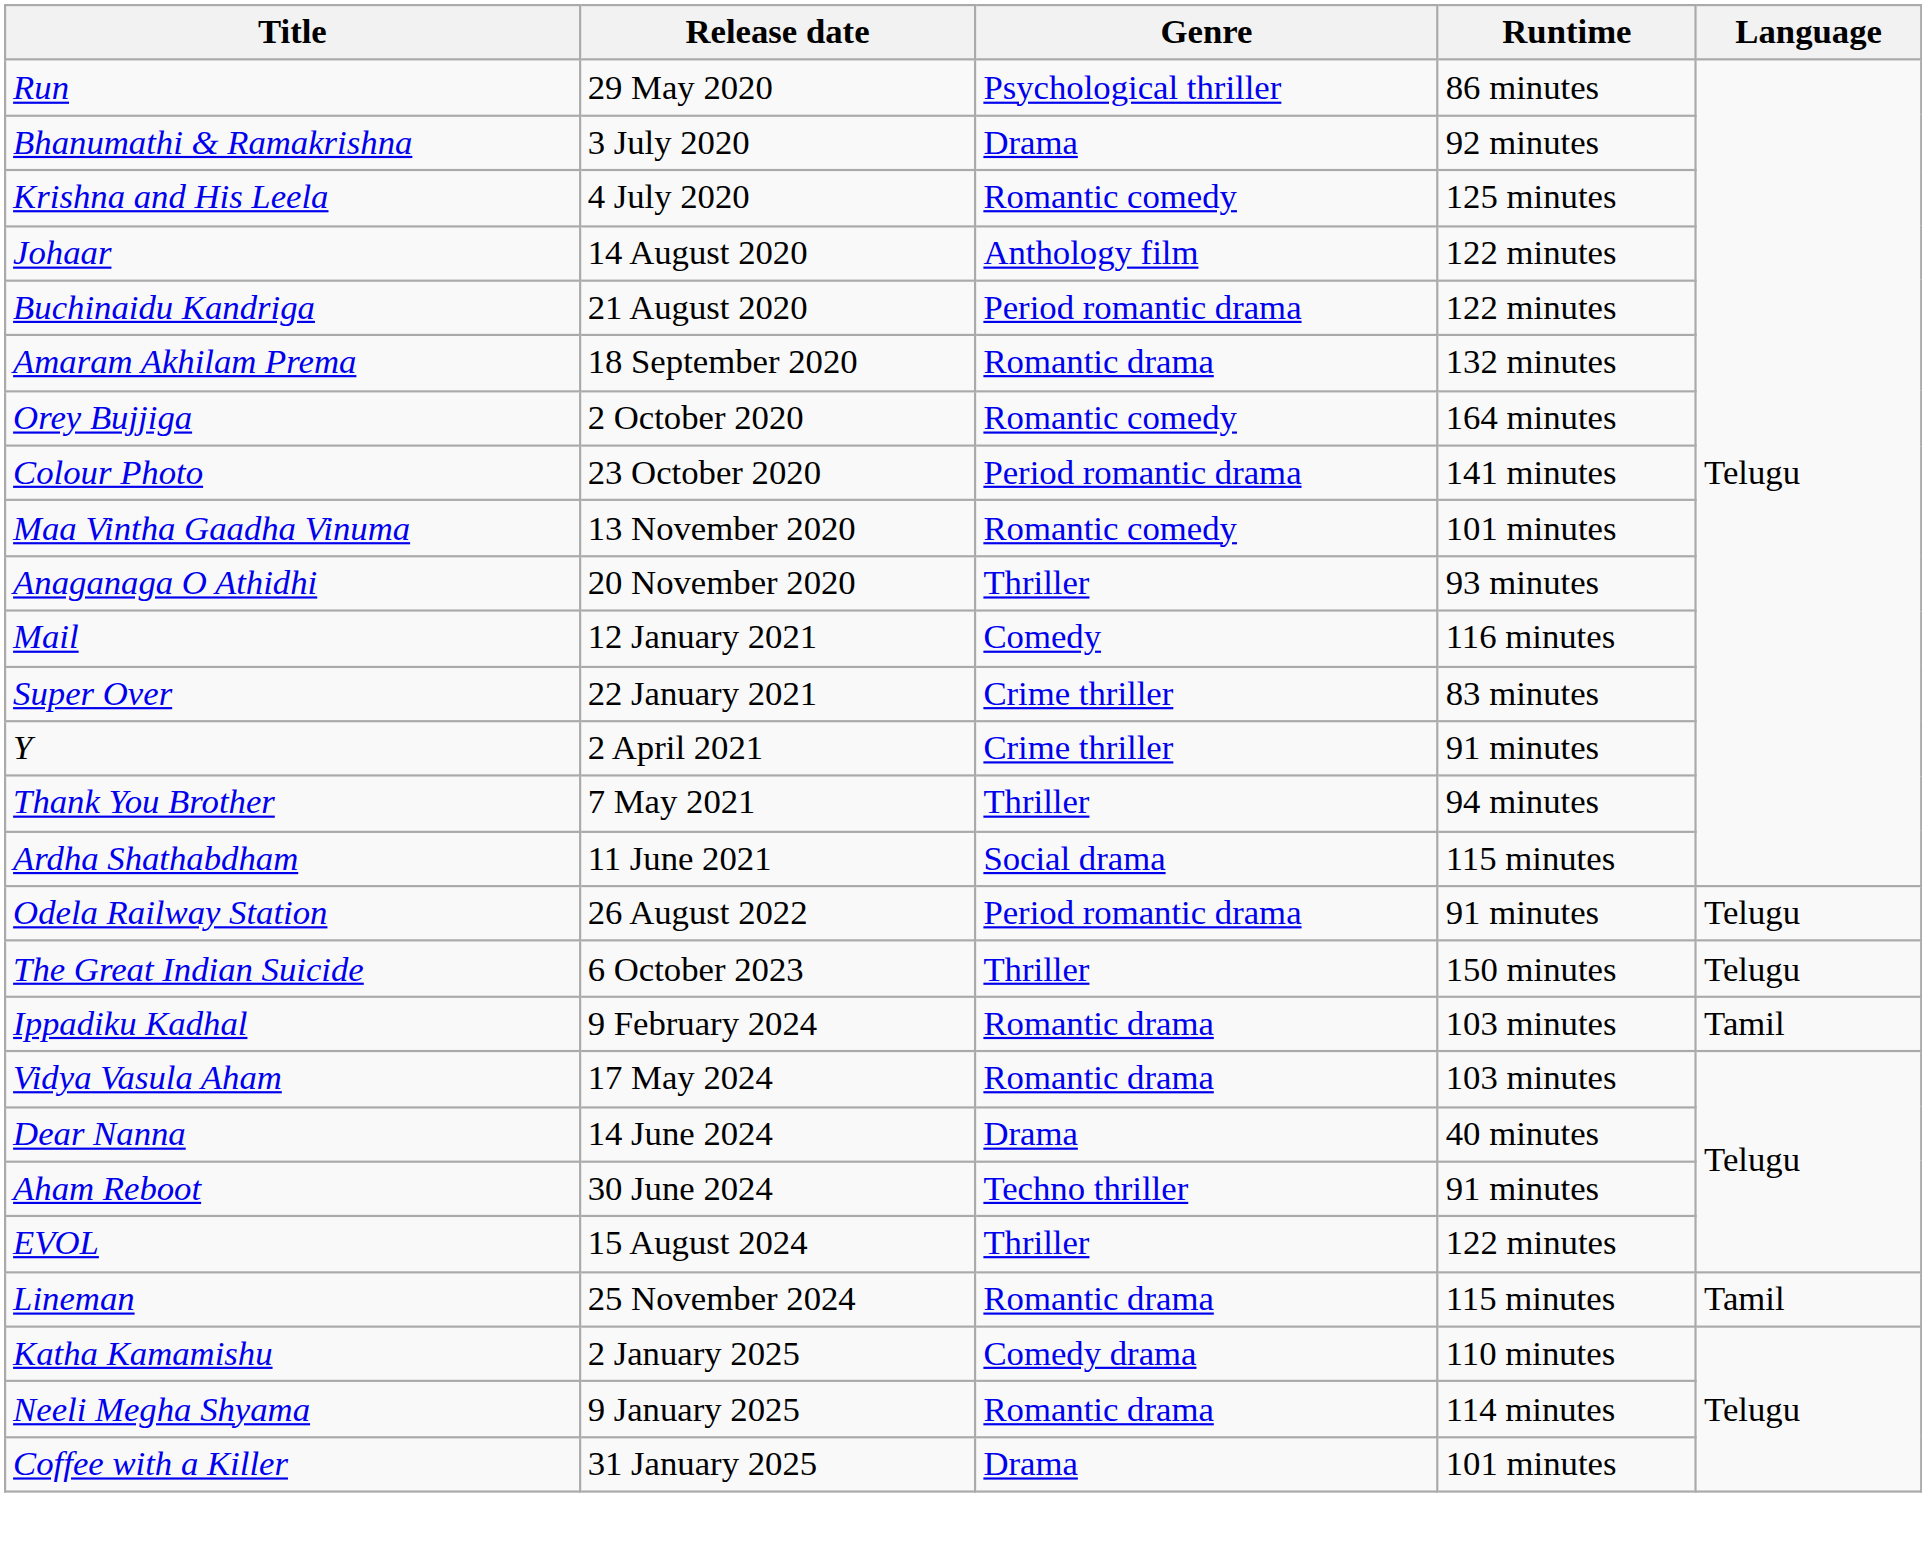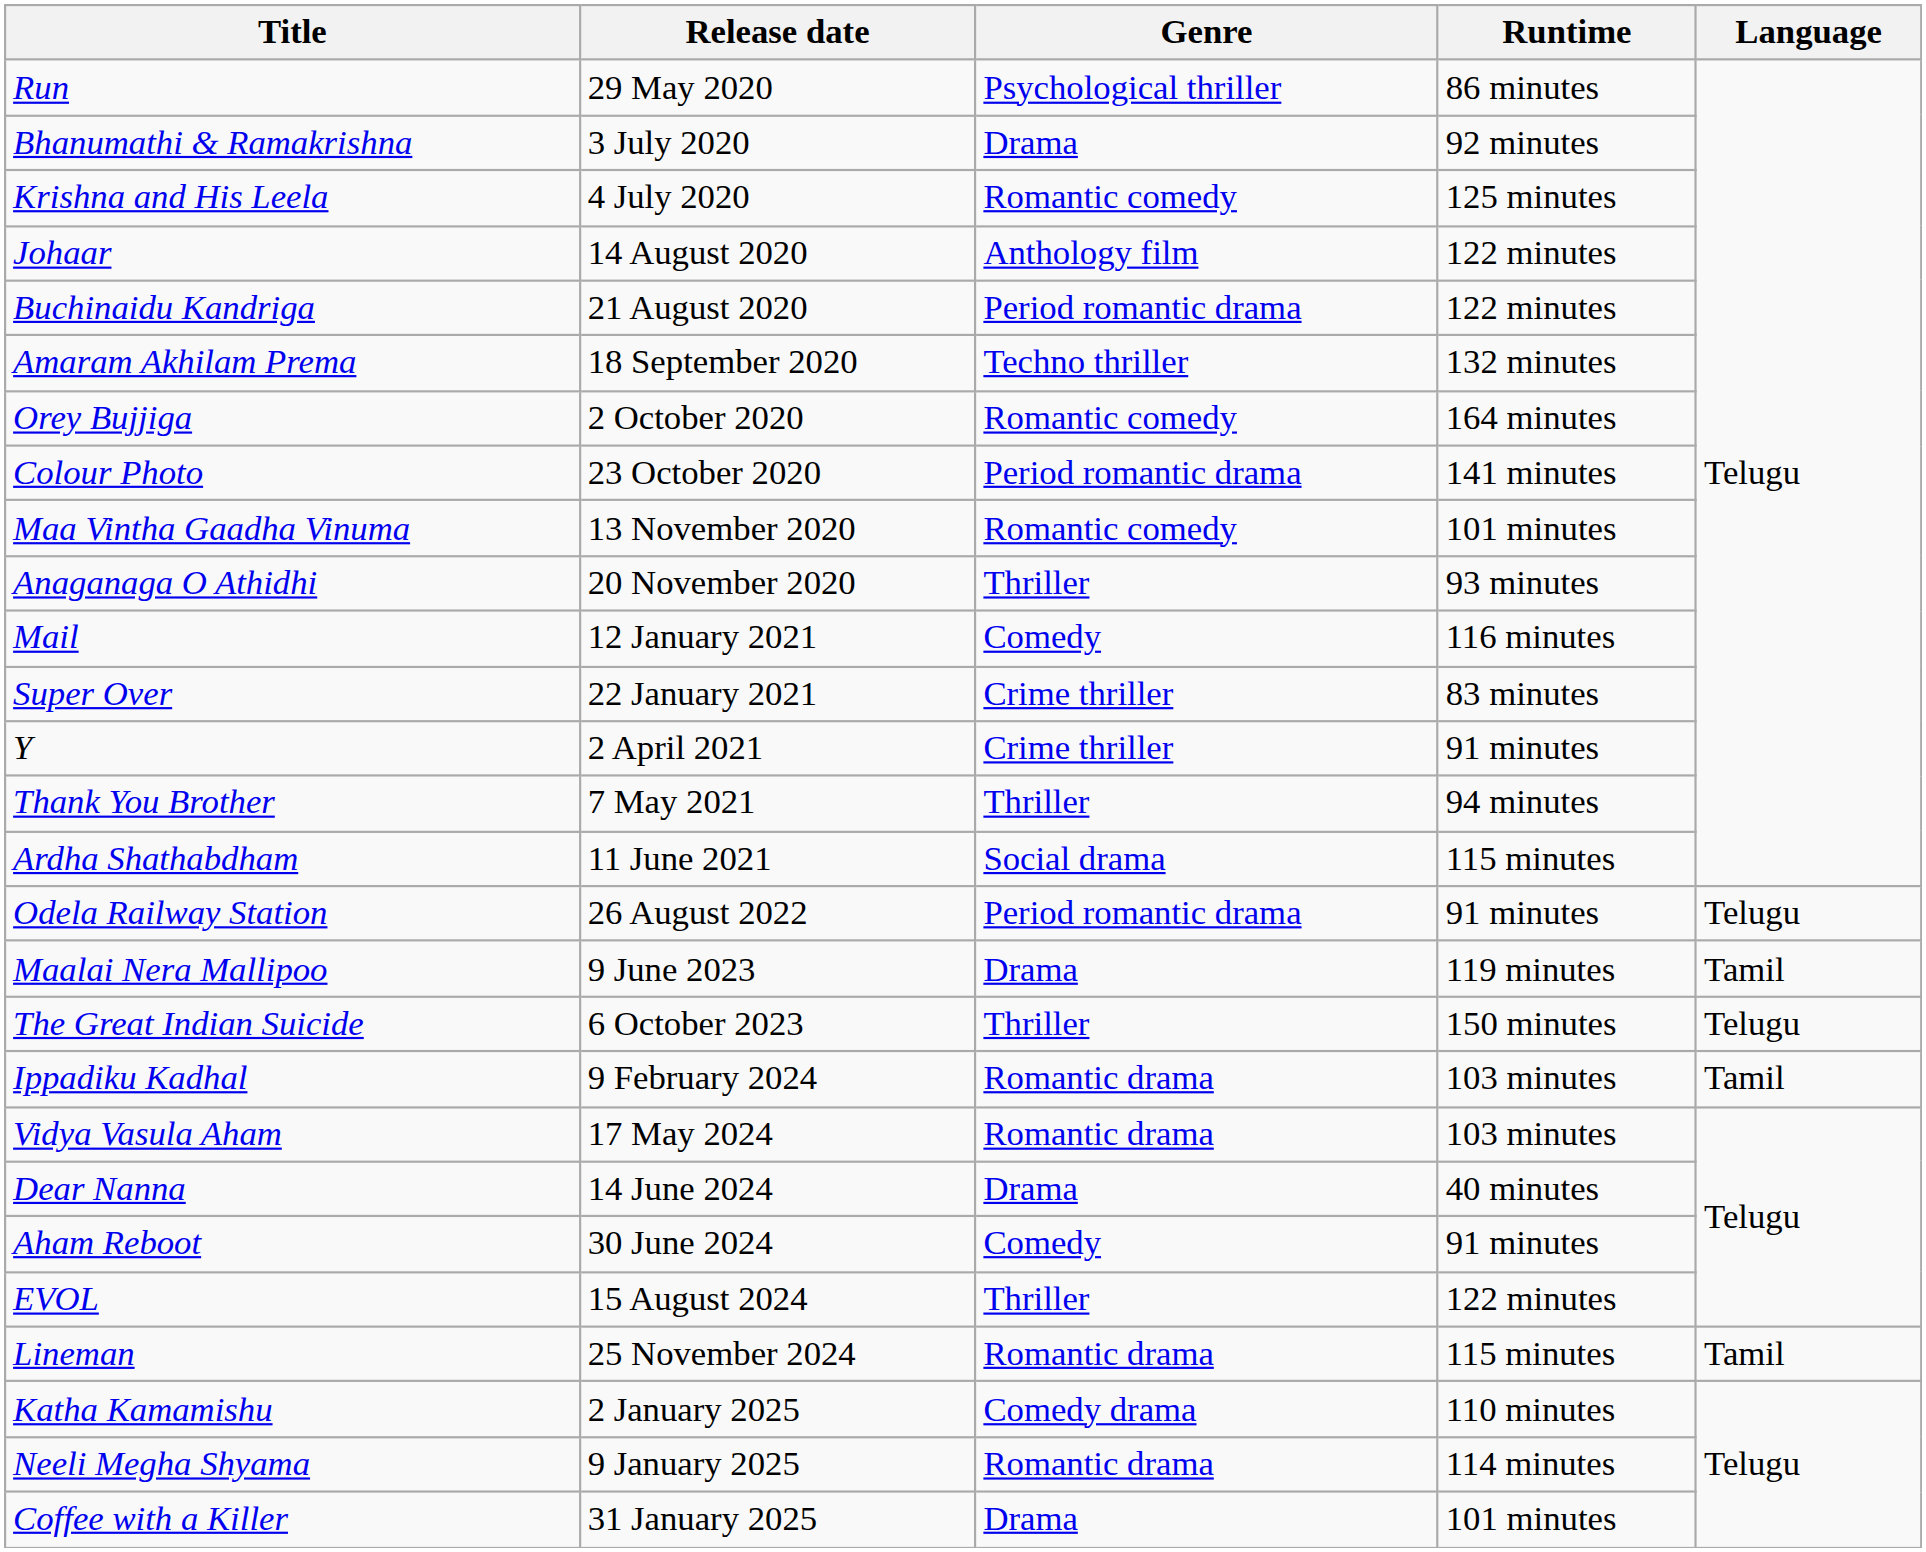(1099, 362) Romantic drama -> (1086, 362) Techno thriller
+ row: (170, 968)
(1086, 1188) Techno thriller -> (1042, 1243) Comedy
